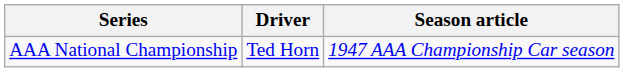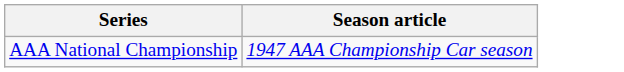- column: (283, 19)
